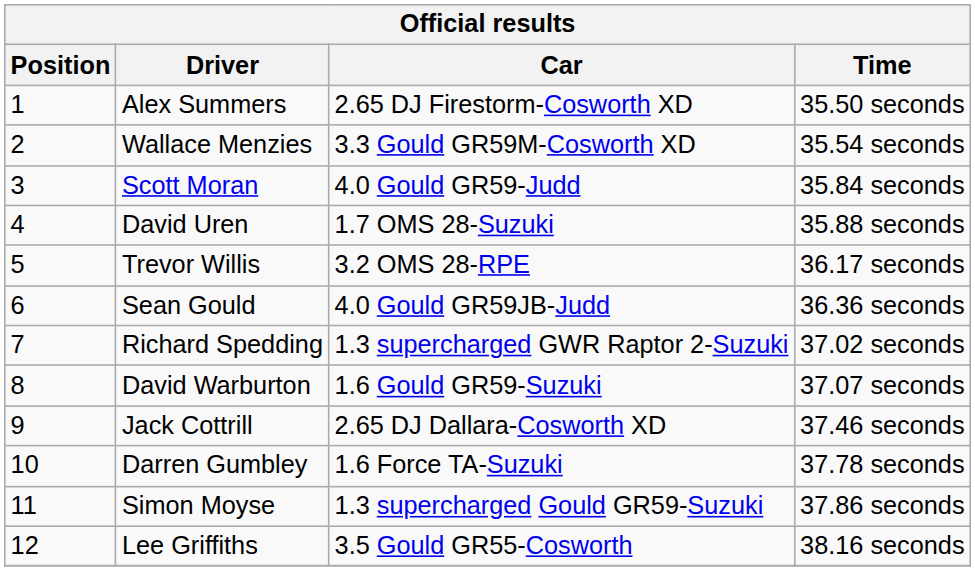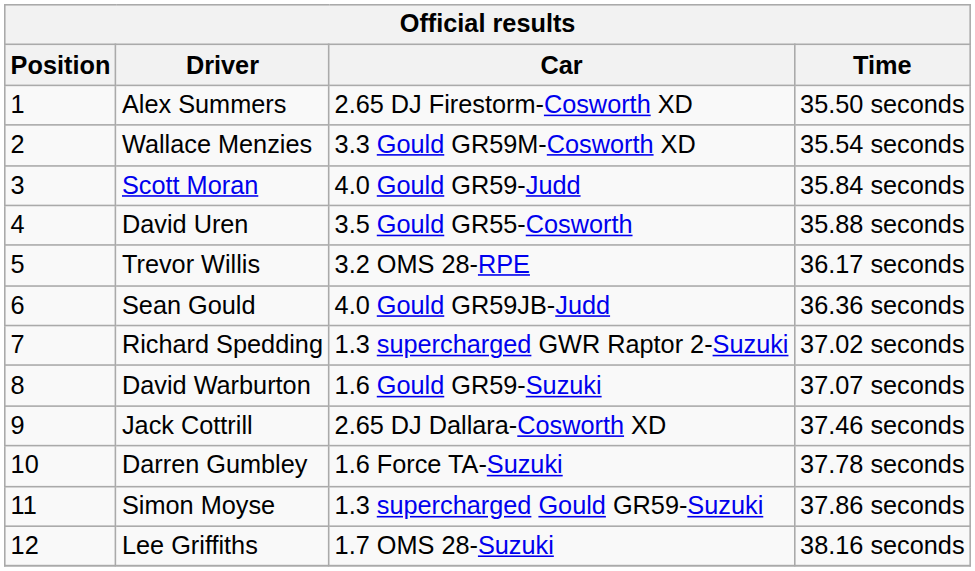(444, 225) 1.7 OMS 28-Suzuki -> (484, 225) 3.5 Gould GR55-Cosworth
(484, 545) 3.5 Gould GR55-Cosworth -> (444, 545) 1.7 OMS 28-Suzuki
